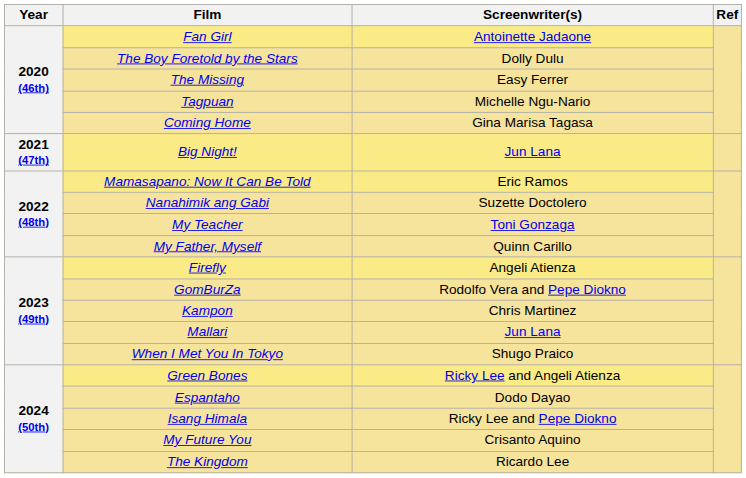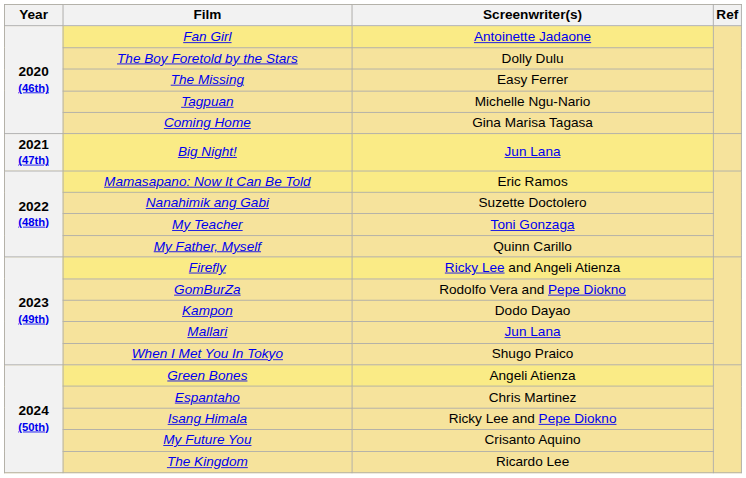(533, 267) Angeli Atienza -> (533, 267) Ricky Lee and Angeli Atienza
(533, 310) Chris Martinez -> (533, 310) Dodo Dayao
(533, 375) Ricky Lee and Angeli Atienza -> (533, 375) Angeli Atienza
(533, 397) Dodo Dayao -> (533, 397) Chris Martinez
